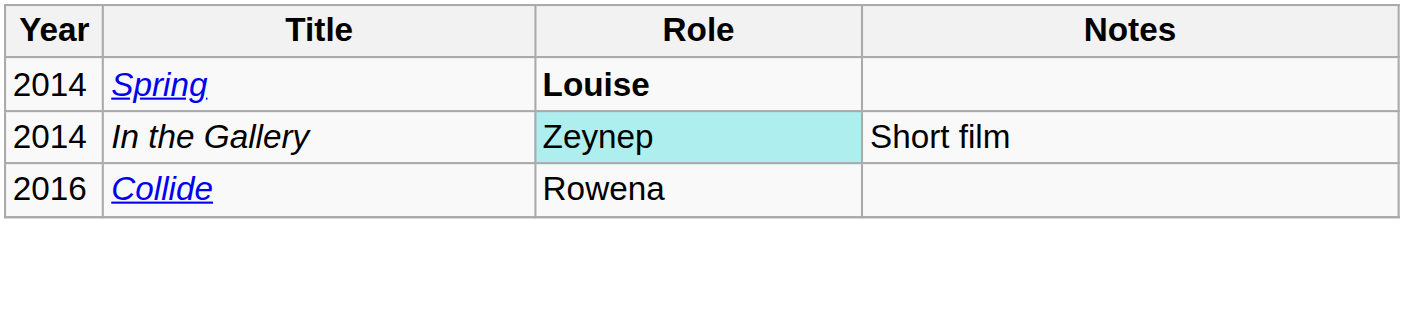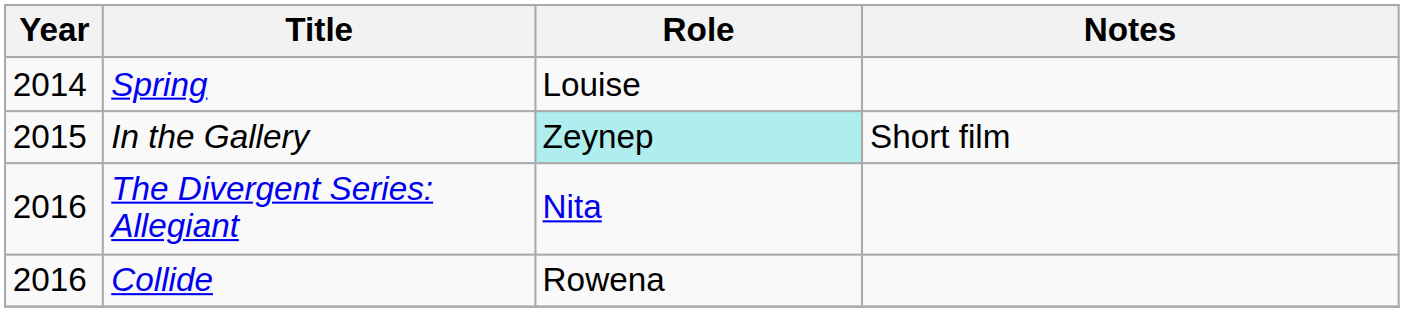(596, 83) bold -> (592, 83) normal
(50, 136) 2014 -> (50, 136) 2015
+ row: (272, 207)
